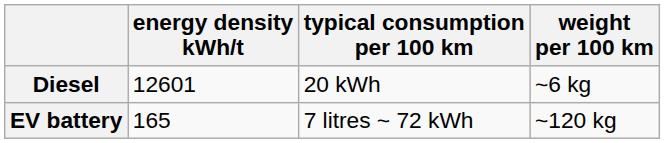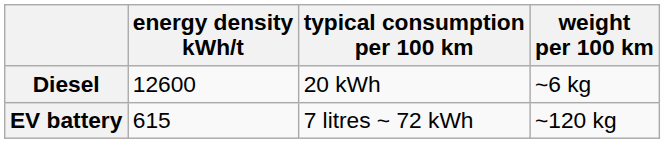(164, 84) 12601 -> (164, 84) 12600
(152, 120) 165 -> (152, 120) 615
